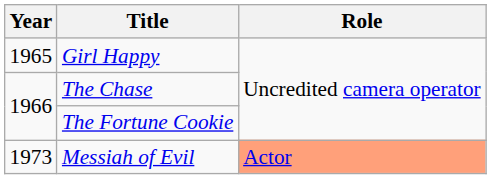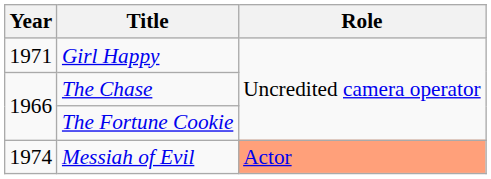(31, 55) 1965 -> (31, 55) 1971
(31, 156) 1973 -> (31, 156) 1974
